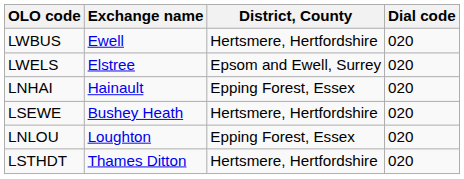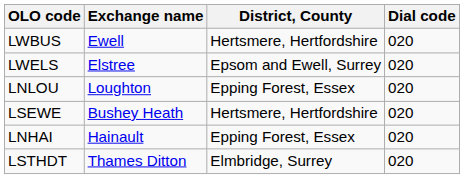rows swapped: (30, 88) <-> (33, 137)
(294, 161) Hertsmere, Hertfordshire -> (271, 161) Elmbridge, Surrey
